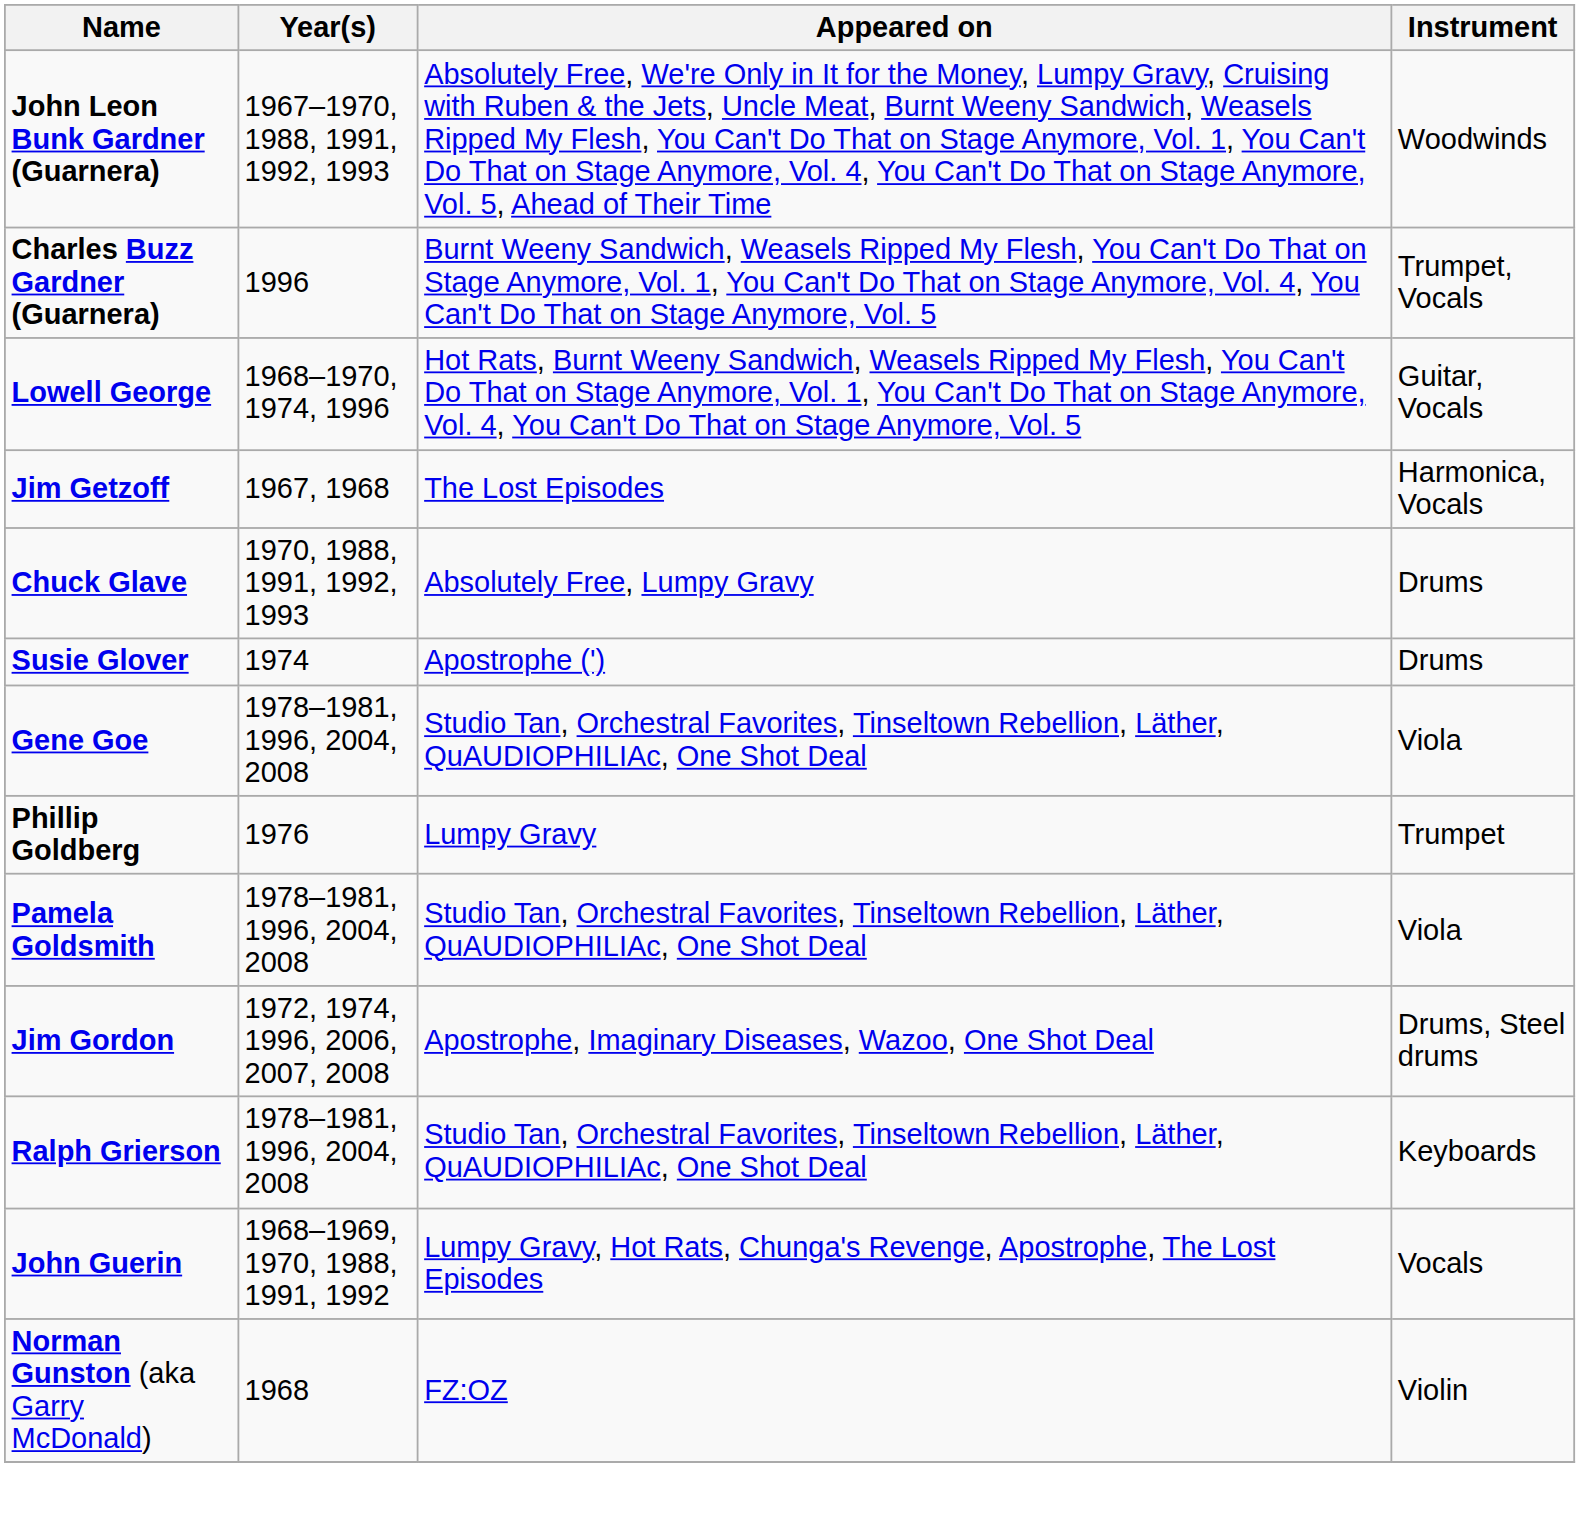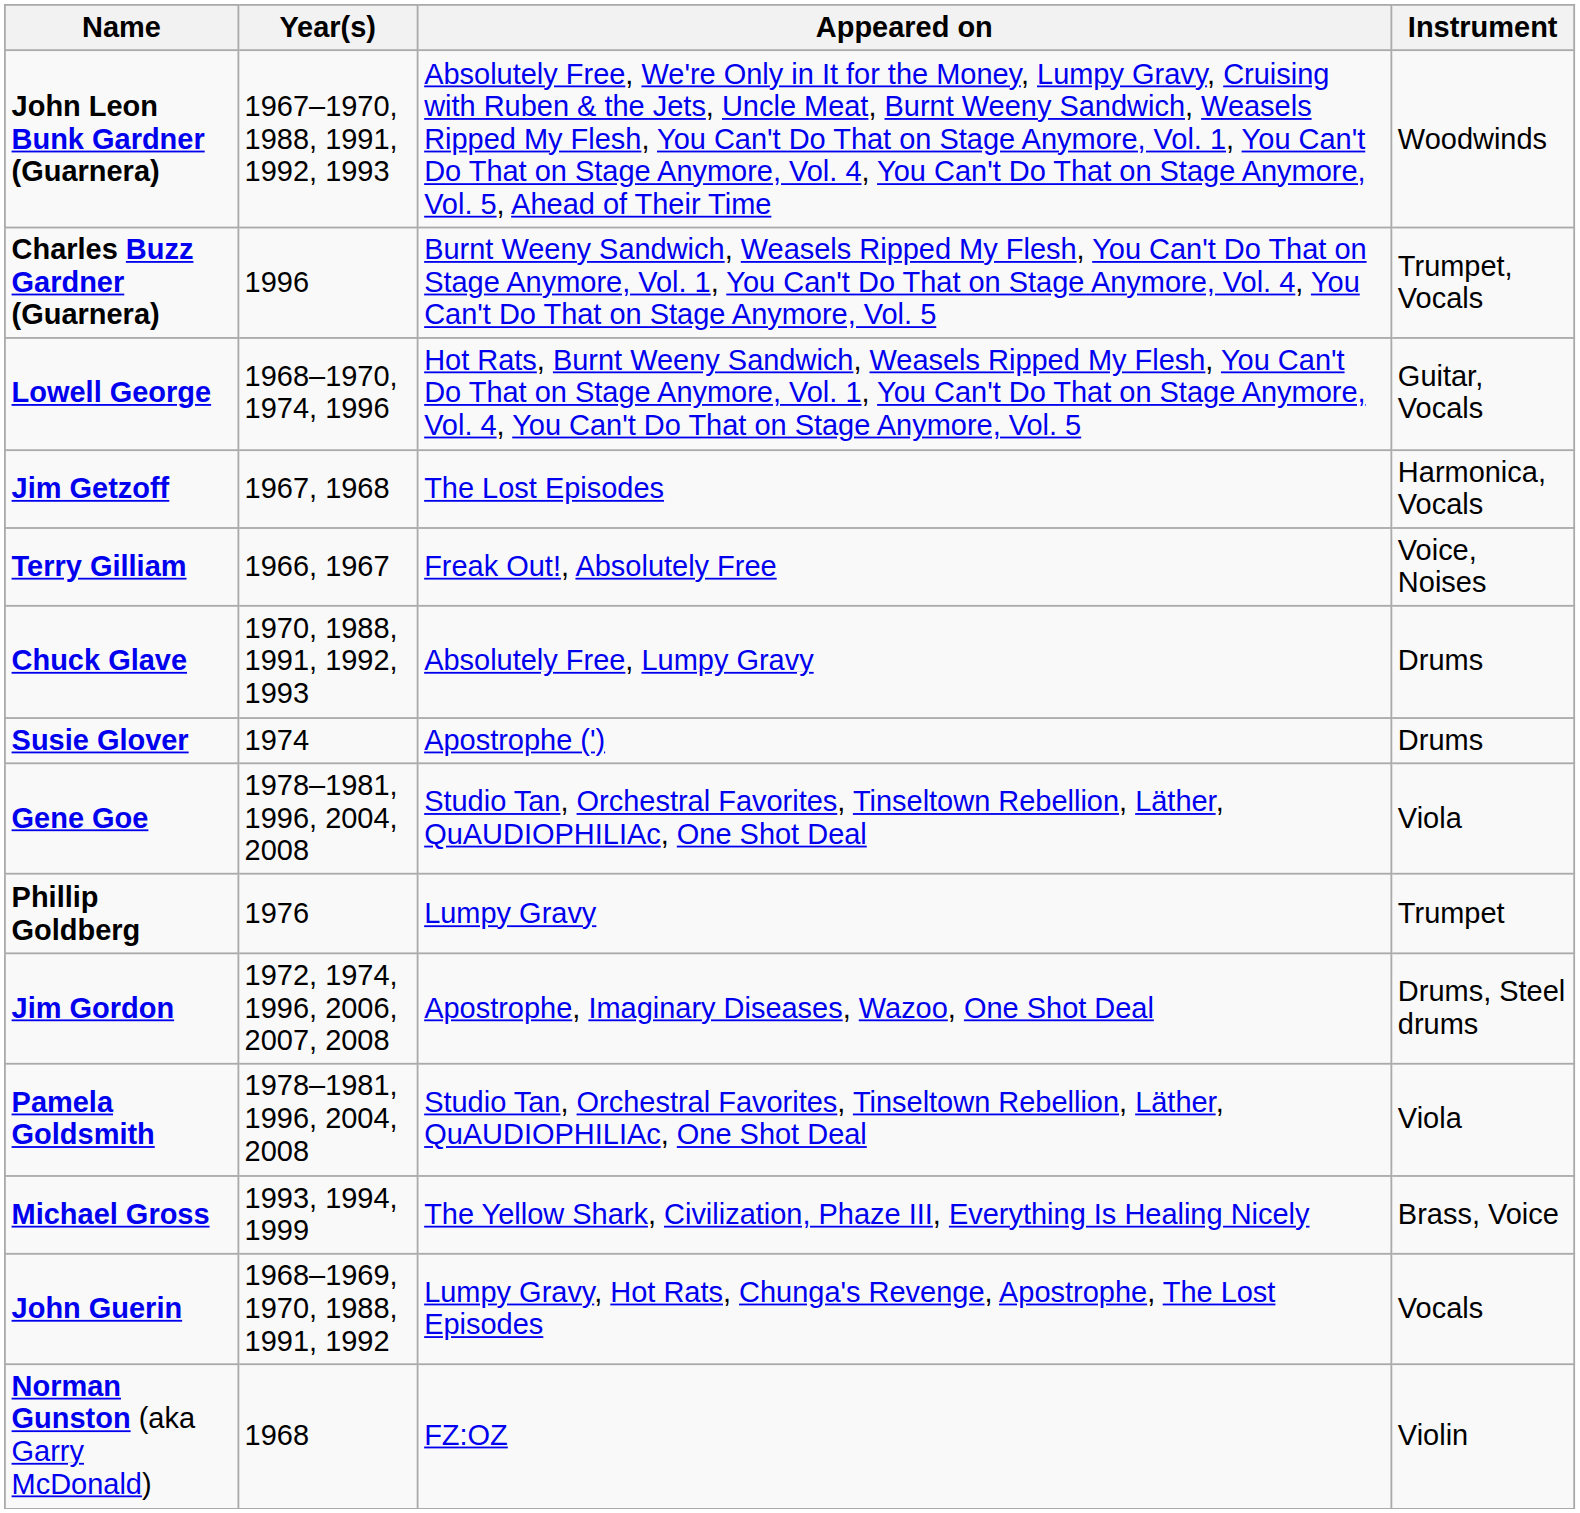+ row: (99, 566)
rows swapped: (83, 929) <-> (93, 1040)
- row: (116, 1151)
+ row: (111, 1213)
